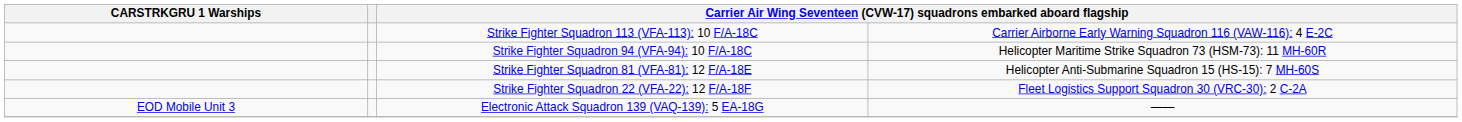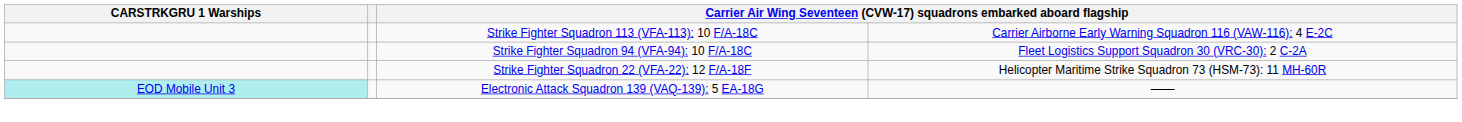(1162, 51) Helicopter Maritime Strike Squadron 73 (HSM-73): 11 MH-60R -> (1162, 51) Fleet Logistics Support Squadron 30 (VRC-30): 2 C-2A
- row: (622, 70)
(1162, 88) Fleet Logistics Support Squadron 30 (VRC-30): 2 C-2A -> (1162, 70) Helicopter Maritime Strike Squadron 73 (HSM-73): 11 MH-60R
(186, 107) no background -> (186, 88) paleturquoise background
